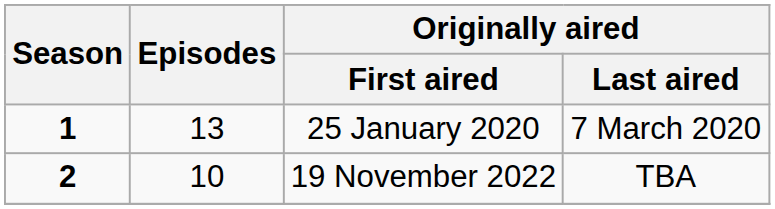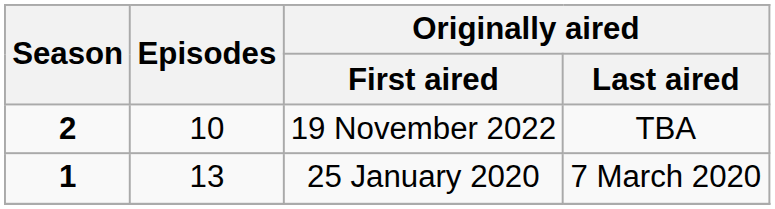rows swapped: (423, 128) <-> (423, 177)
